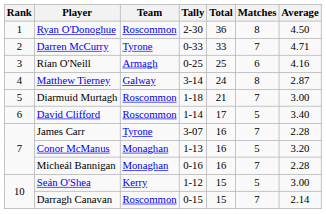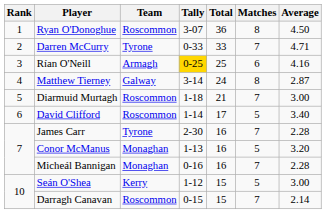(193, 30) 2-30 -> (193, 30) 3-07
(193, 64) no background -> (193, 64) gold background
(193, 132) 3-07 -> (193, 132) 2-30
